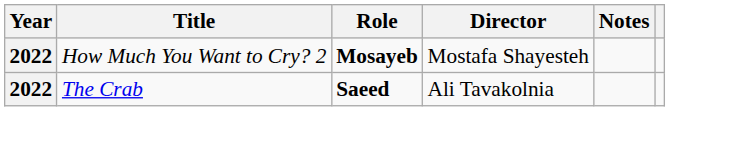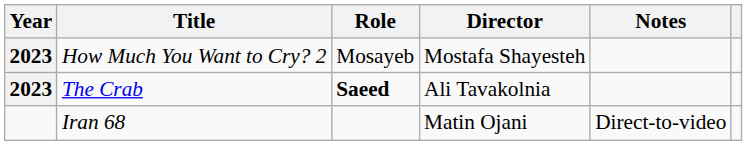(31, 55) 2022 -> (31, 55) 2023
(377, 55) bold -> (375, 55) normal
(31, 88) 2022 -> (31, 88) 2023
+ row: (94, 122)
